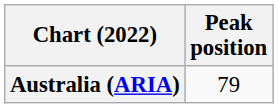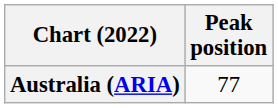(229, 84) 79 -> (229, 84) 77
